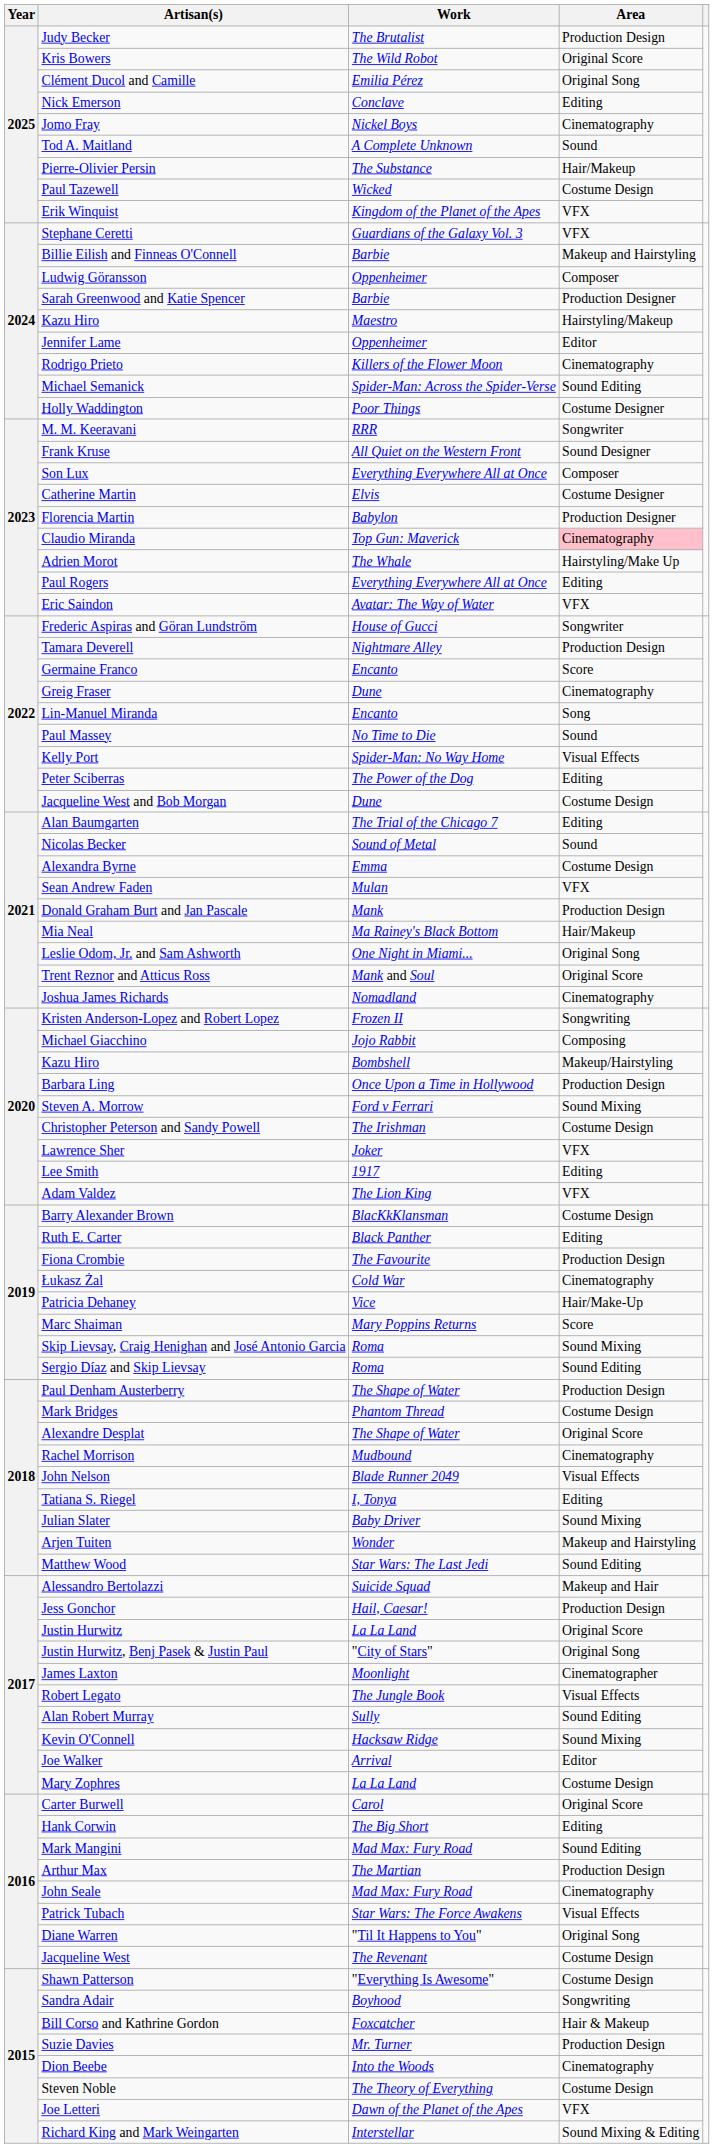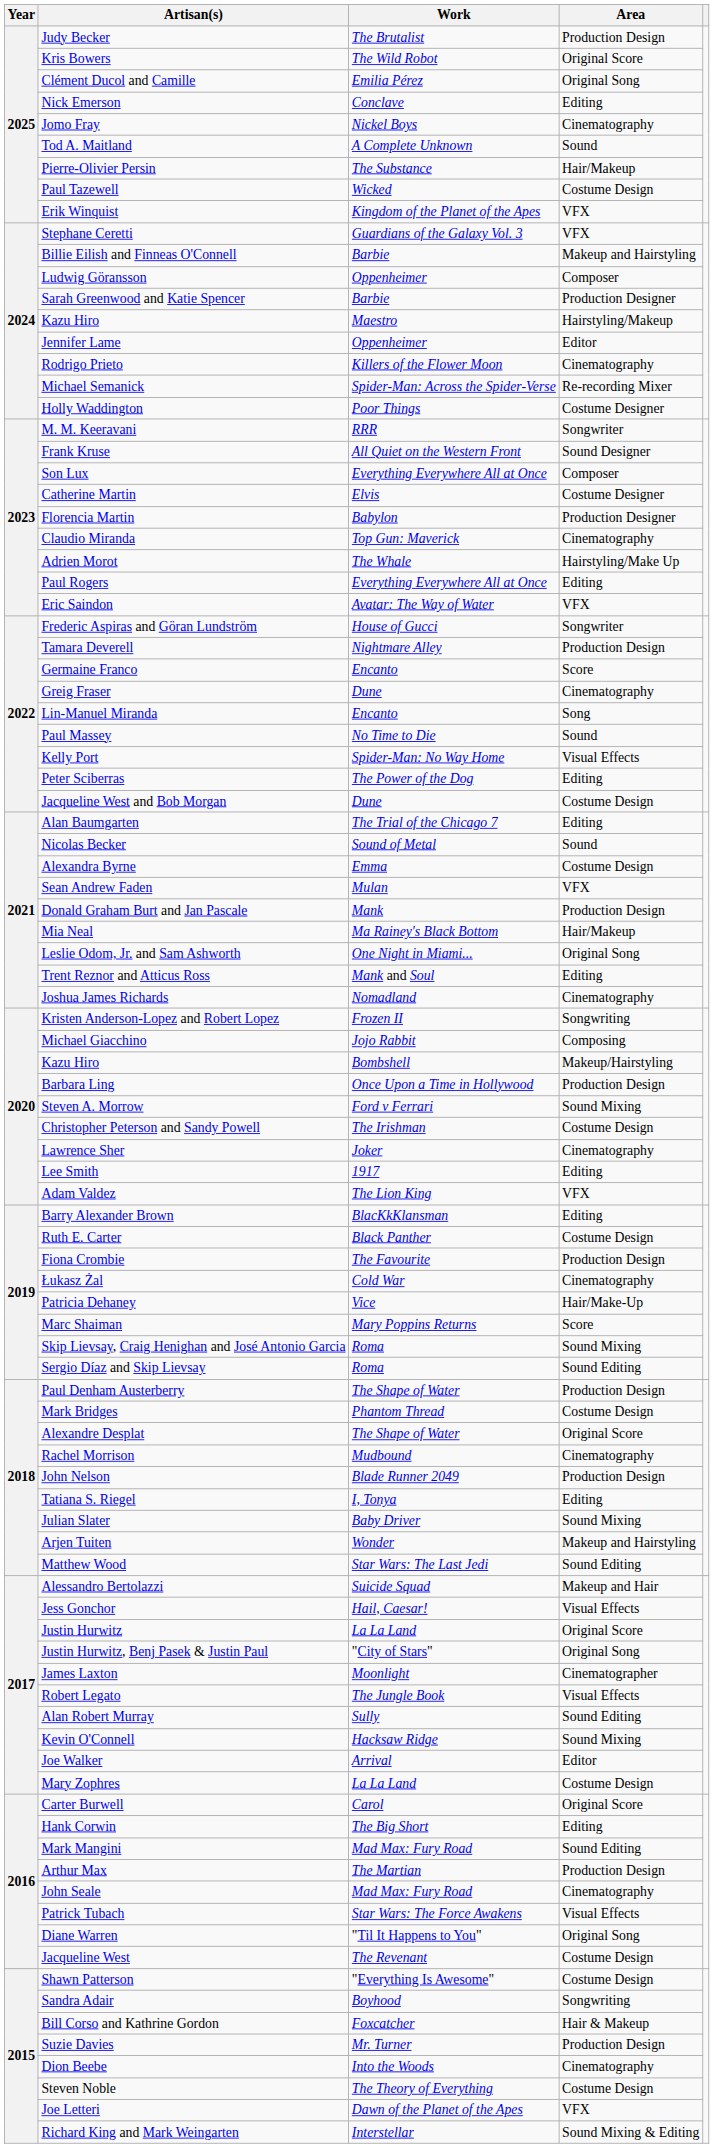(602, 386) Sound Editing -> (617, 386) Re-recording Mixer
(608, 539) pink background -> (608, 539) no background
(602, 975) Original Score -> (582, 975) Editing
(576, 1150) VFX -> (608, 1150) Cinematography
(608, 1215) Costume Design -> (582, 1215) Editing
(582, 1237) Editing -> (608, 1237) Costume Design
(601, 1477) Visual Effects -> (614, 1477) Production Design
(614, 1608) Production Design -> (601, 1608) Visual Effects
